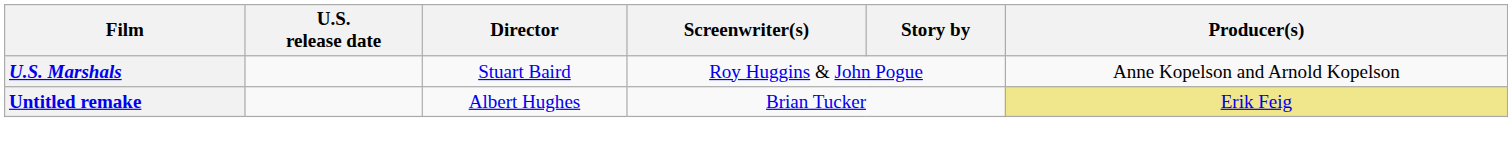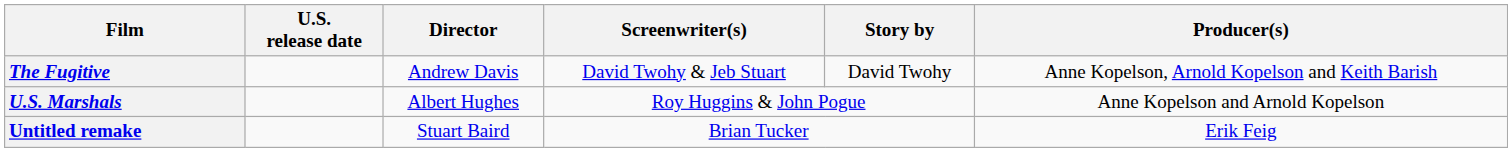+ row: (59, 71)
(524, 71) Stuart Baird -> (463, 101) Albert Hughes
(524, 101) Albert Hughes -> (463, 131) Stuart Baird
(1256, 101) khaki background -> (1241, 131) no background
